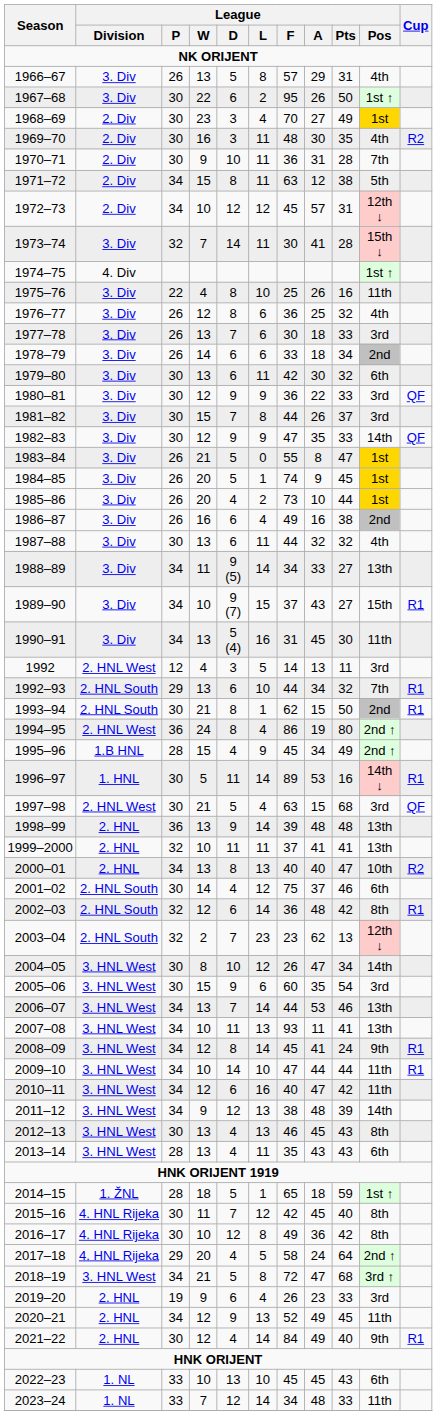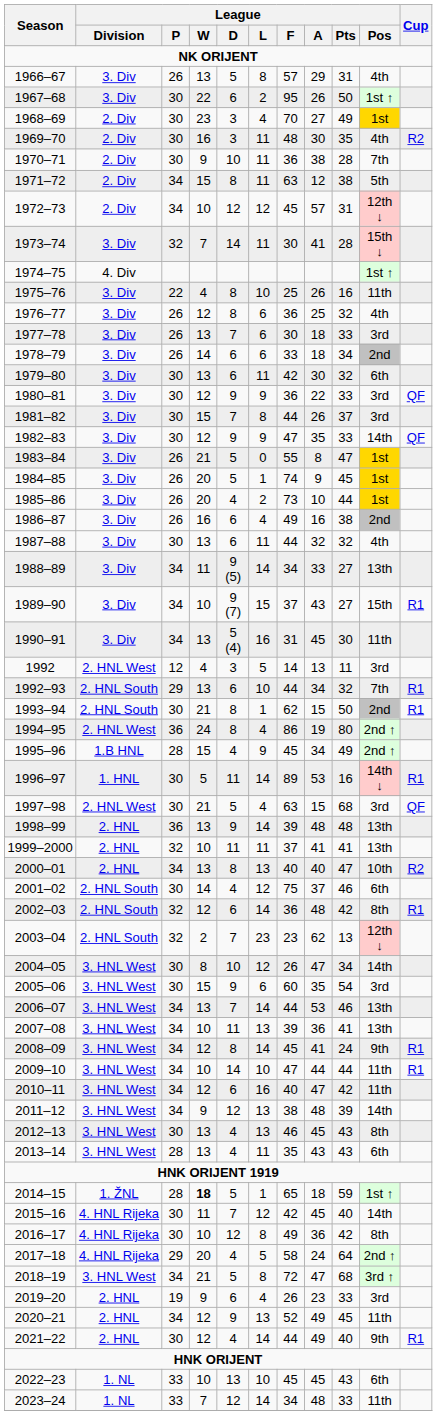(318, 160) 31 -> (318, 160) 38
(290, 1028) 93 -> (290, 1028) 39
(318, 1028) 11 -> (318, 1028) 36
(203, 1193) normal -> (203, 1193) bold
(380, 1214) 8th -> (380, 1214) 14th
(290, 1338) 84 -> (290, 1338) 44
